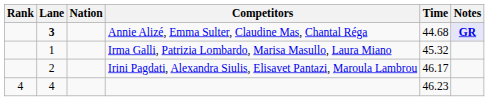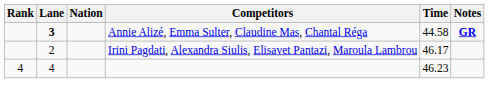(435, 31) 44.68 -> (435, 31) 44.58
(467, 31) lavender background -> (467, 31) no background
- row: (250, 50)
